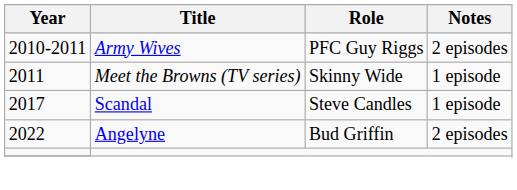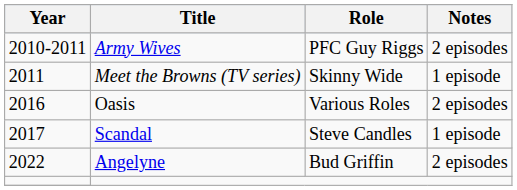+ row: (115, 104)
